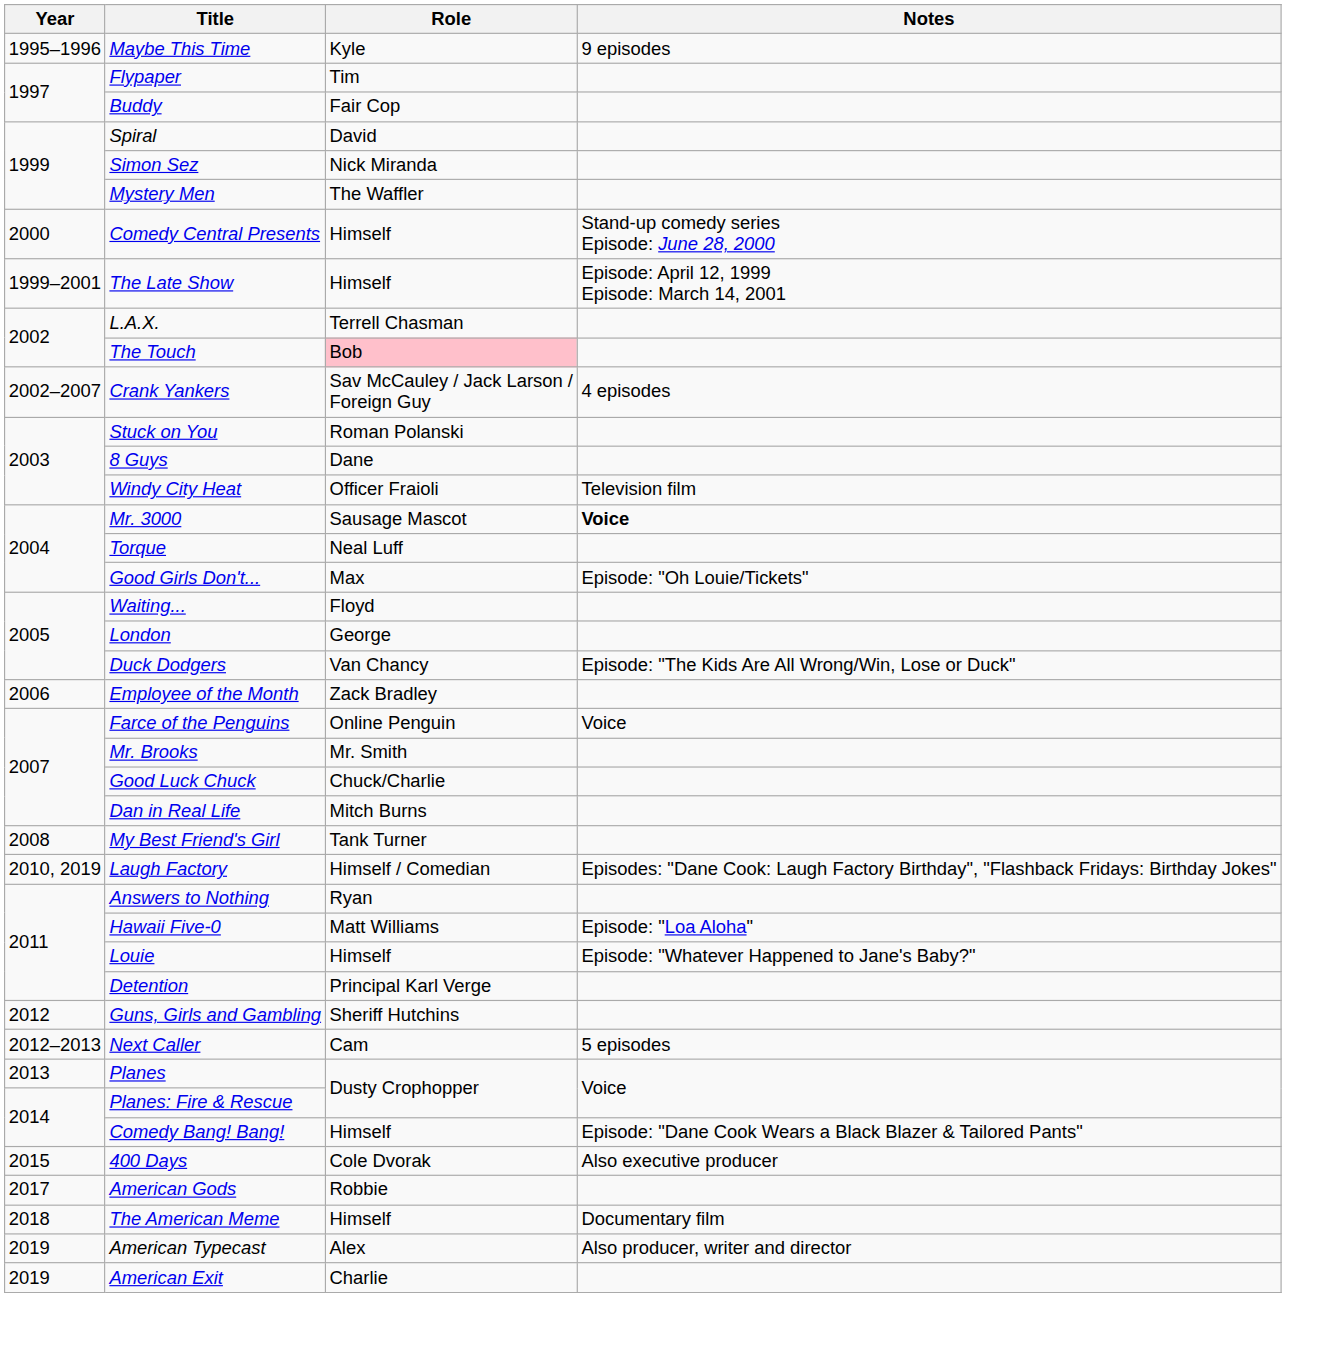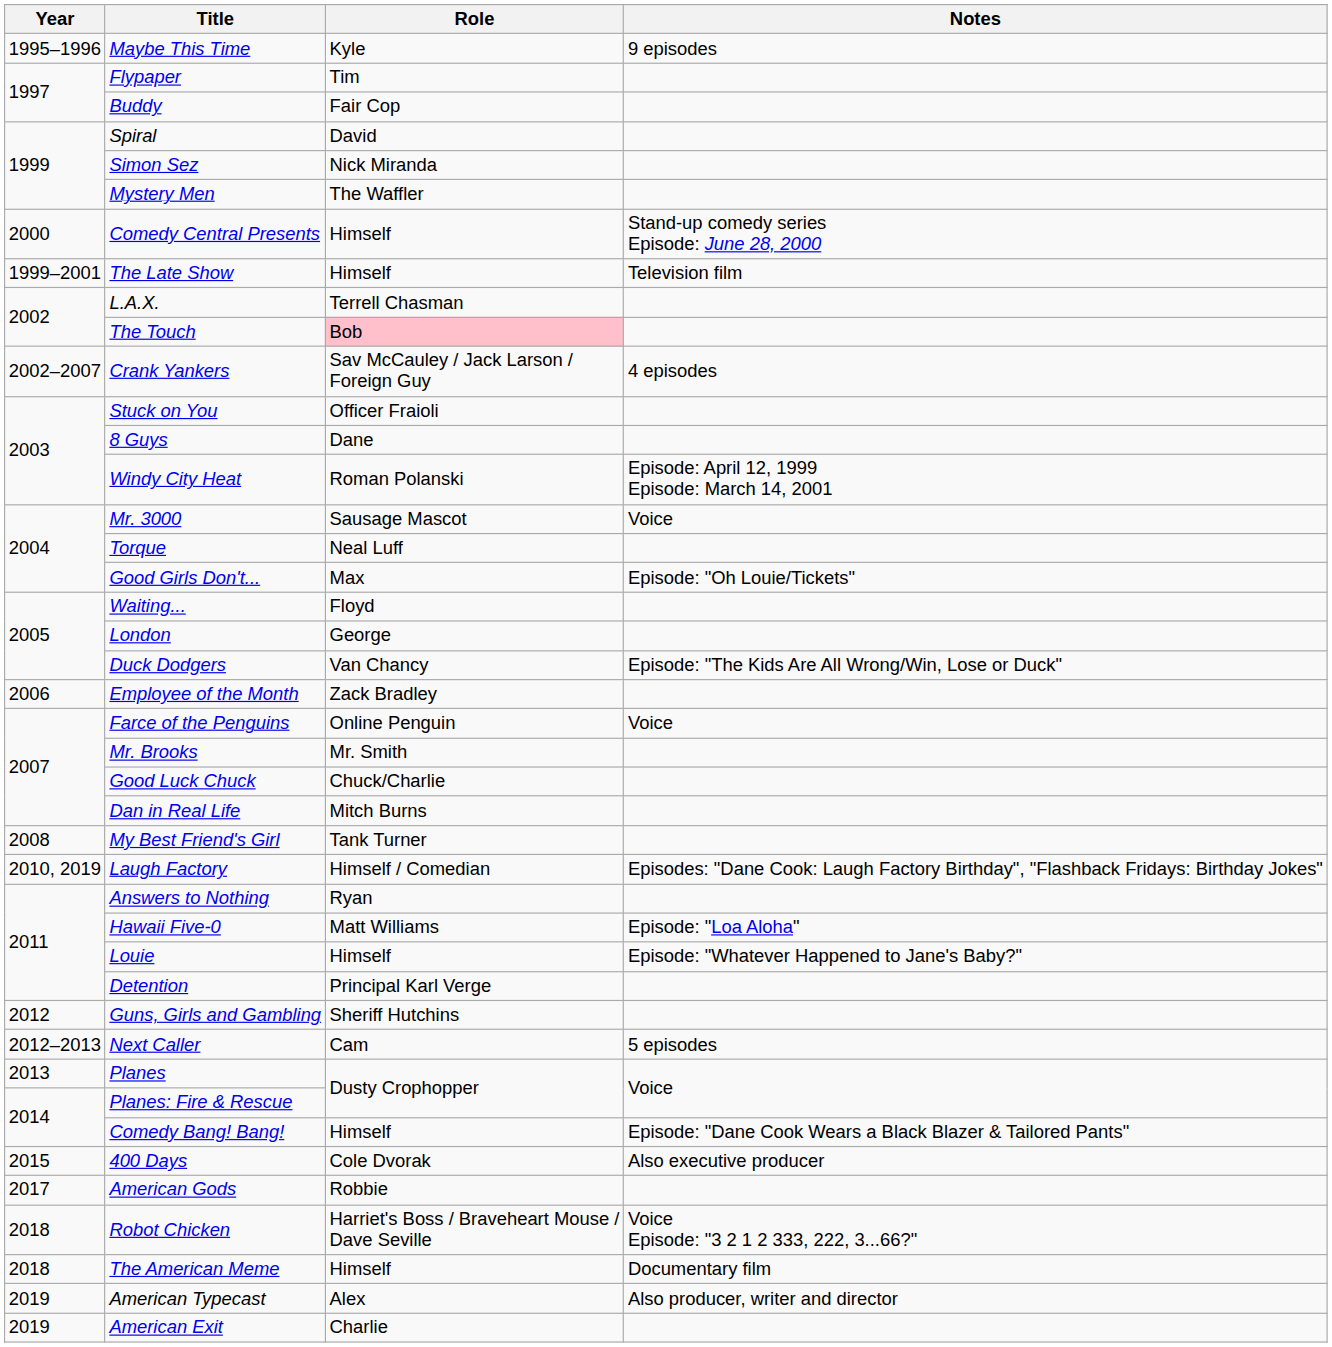(684, 283) Episode: April 12, 1999 Episode: March 14, 2001 -> (685, 273) Television film
(397, 431) Roman Polanski -> (384, 410) Officer Fraioli
(384, 489) Officer Fraioli -> (397, 479) Roman Polanski
(639, 489) Television film -> (730, 479) Episode: April 12, 1999 Episode: March 14, 2001
(605, 518) bold -> (650, 518) normal
+ row: (170, 1229)
